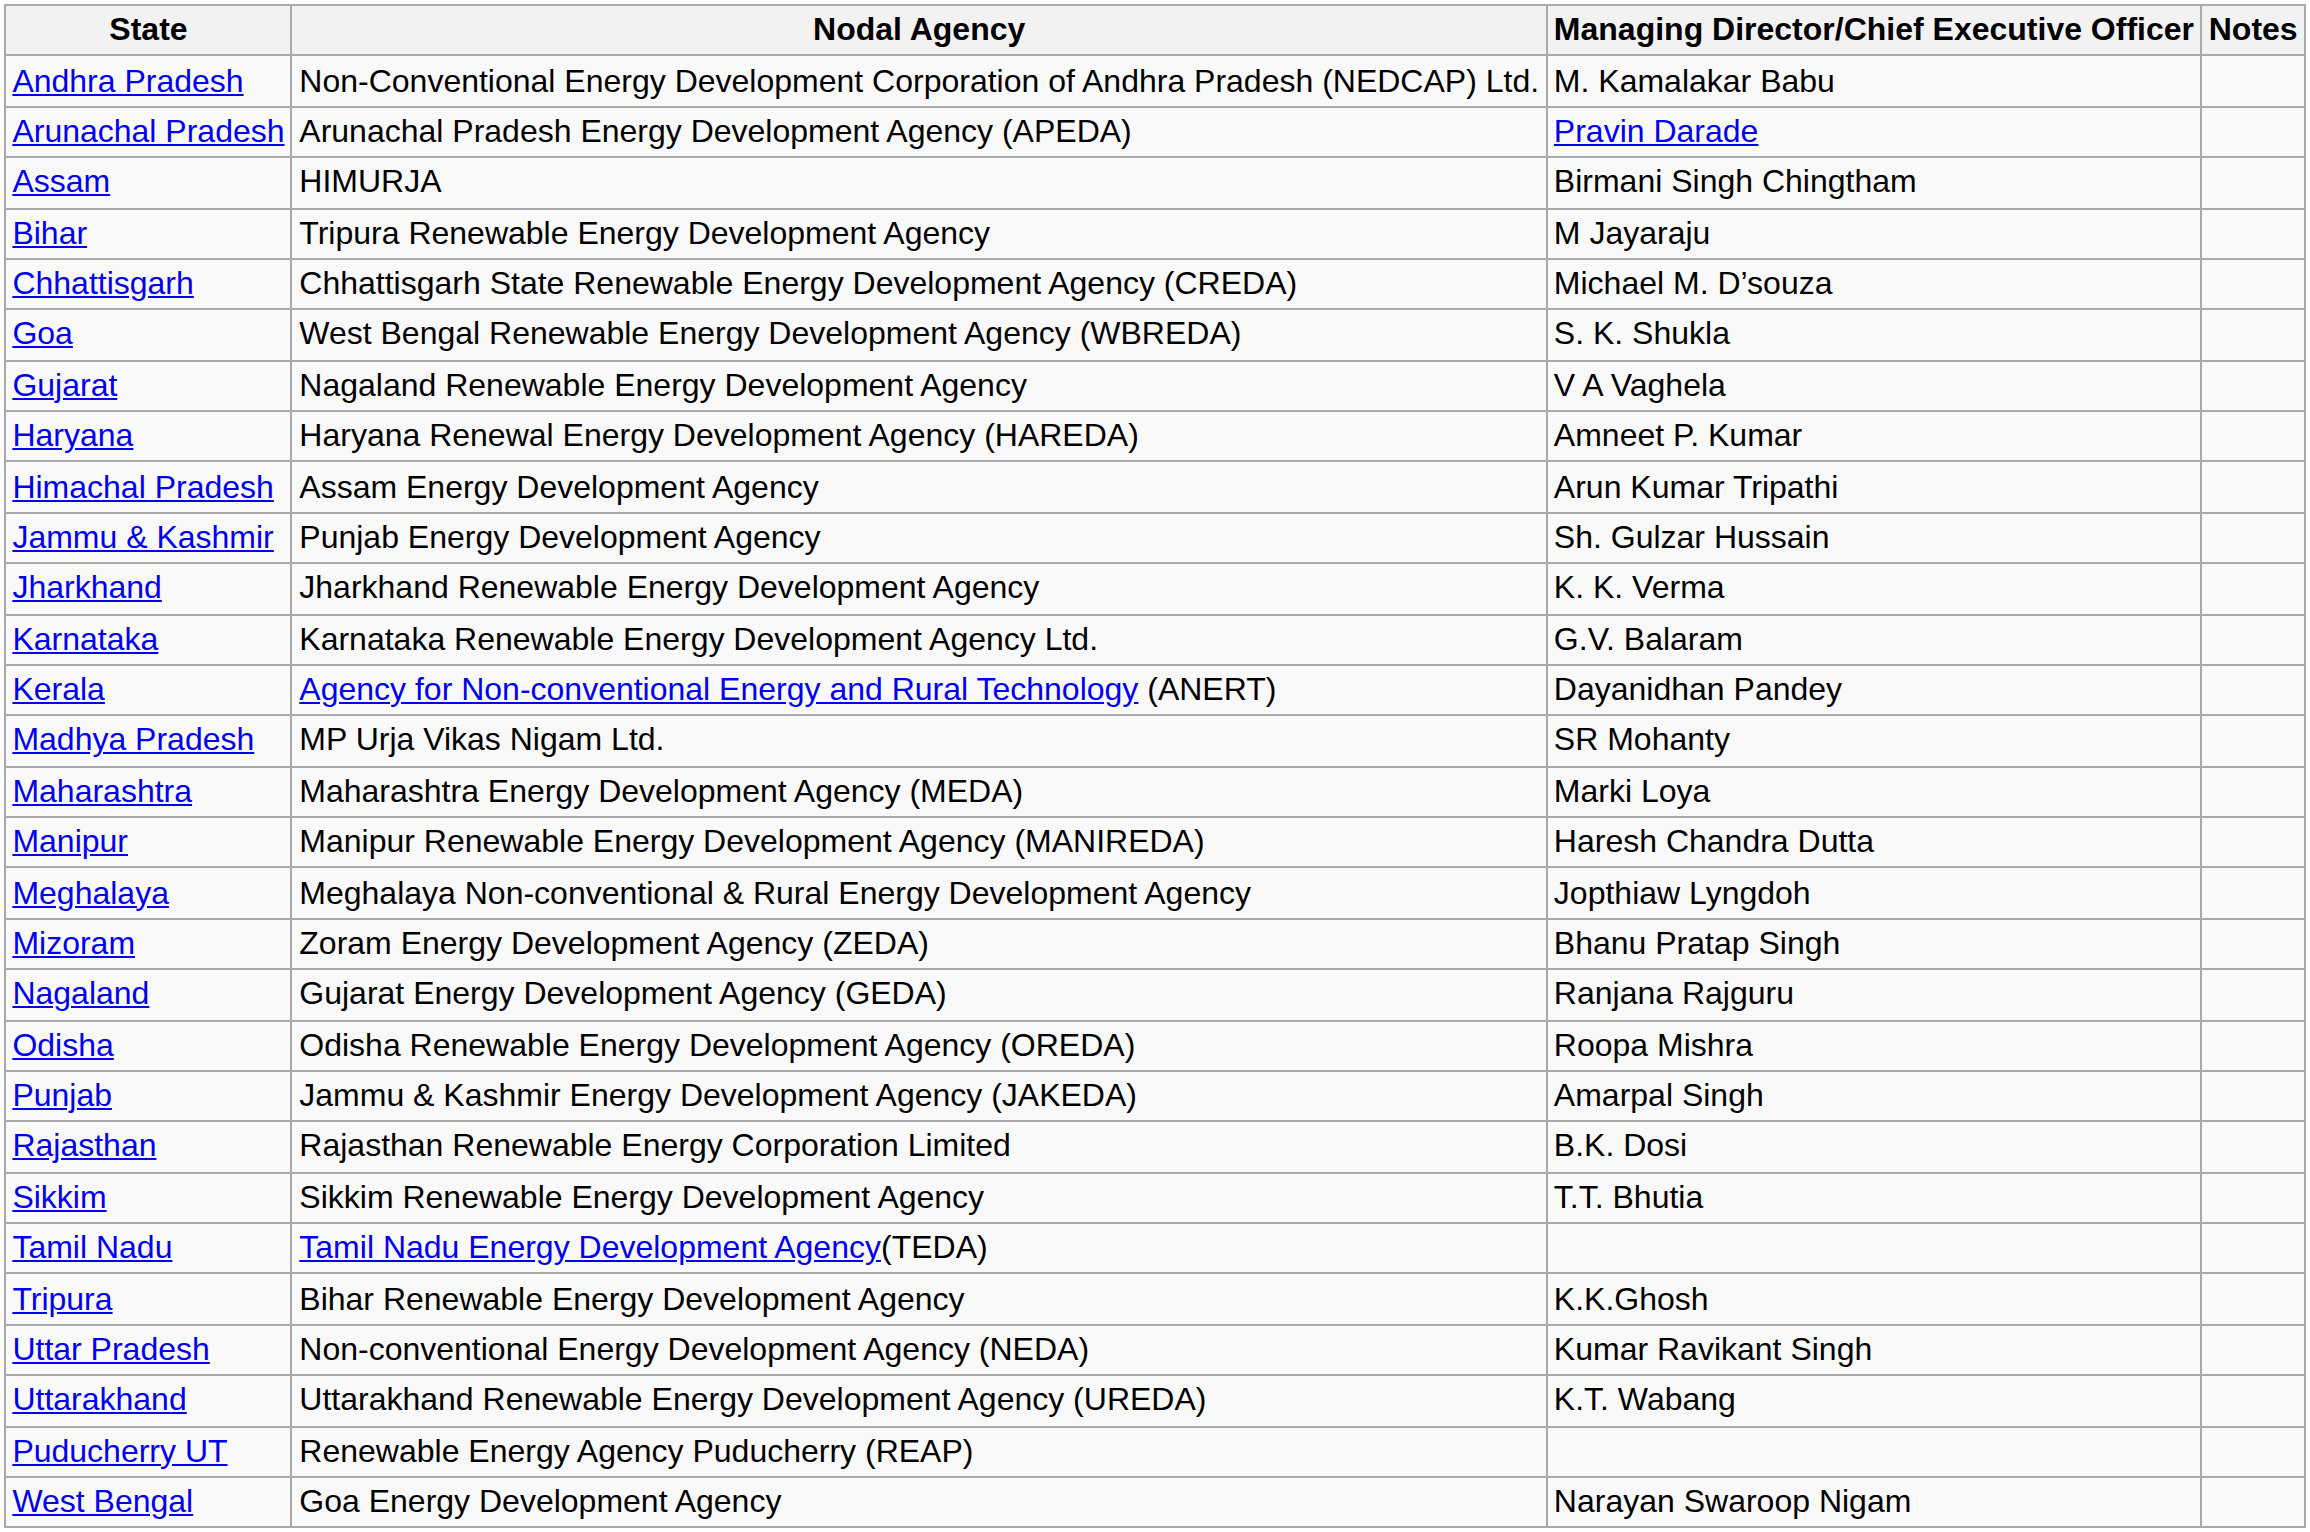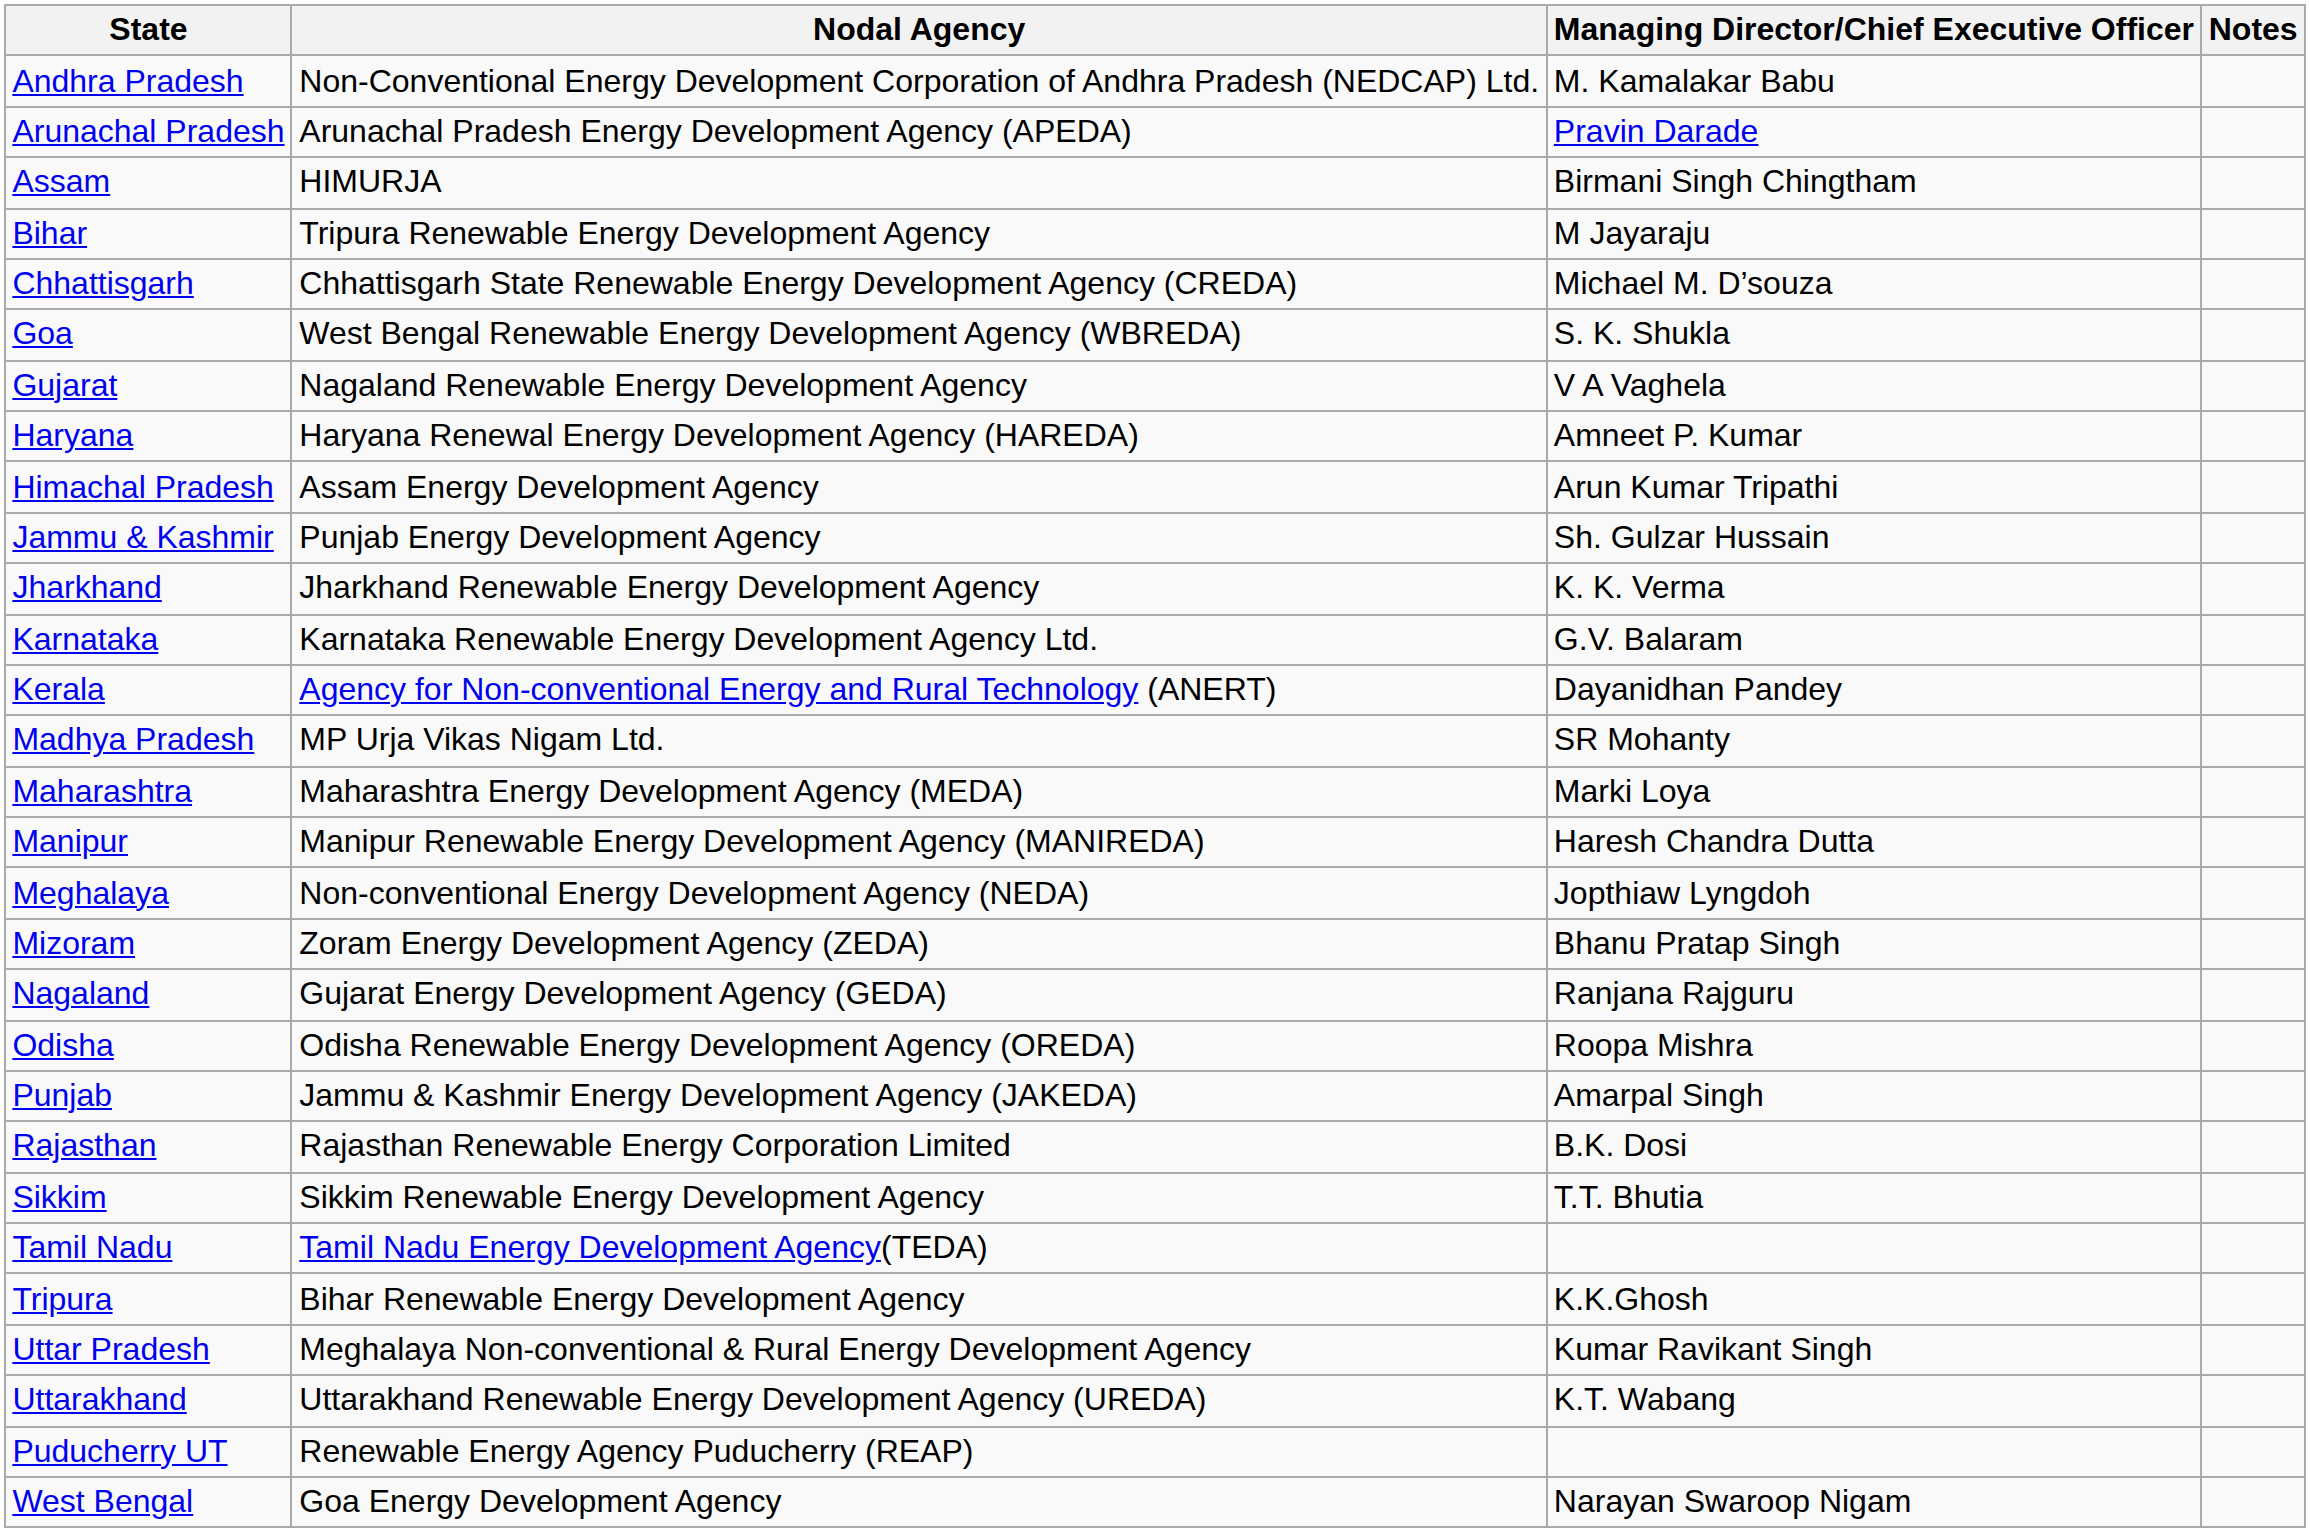(775, 892) Meghalaya Non-conventional & Rural Energy Development Agency -> (694, 892) Non-conventional Energy Development Agency (NEDA)
(694, 1349) Non-conventional Energy Development Agency (NEDA) -> (775, 1349) Meghalaya Non-conventional & Rural Energy Development Agency
